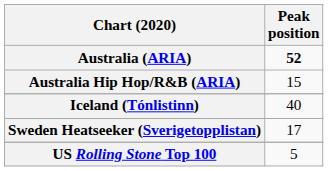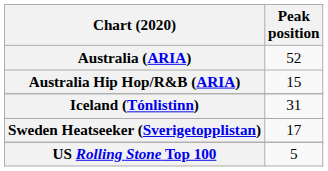(294, 57) bold -> (294, 57) normal
(294, 105) 40 -> (294, 105) 31
